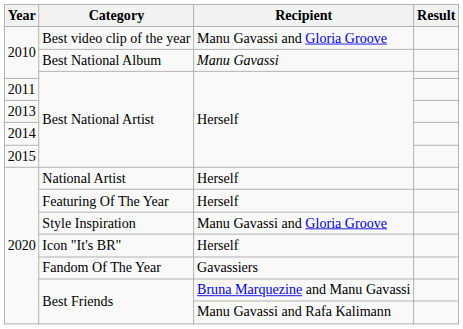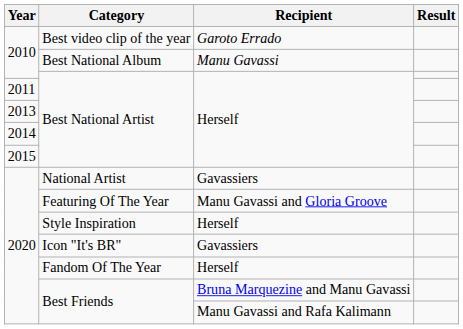(292, 37) Manu Gavassi and Gloria Groove -> (239, 37) Garoto Errado
(218, 178) Herself -> (228, 178) Gavassiers
(218, 200) Herself -> (292, 200) Manu Gavassi and Gloria Groove
(292, 223) Manu Gavassi and Gloria Groove -> (218, 223) Herself
(218, 245) Herself -> (228, 245) Gavassiers
(228, 267) Gavassiers -> (218, 267) Herself
